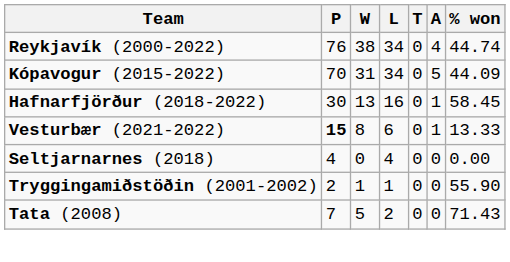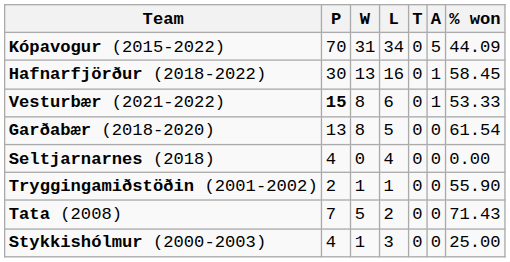- row: (117, 47)
(475, 131) 13.33 -> (475, 103) 53.33
+ row: (112, 131)
+ row: (137, 242)
